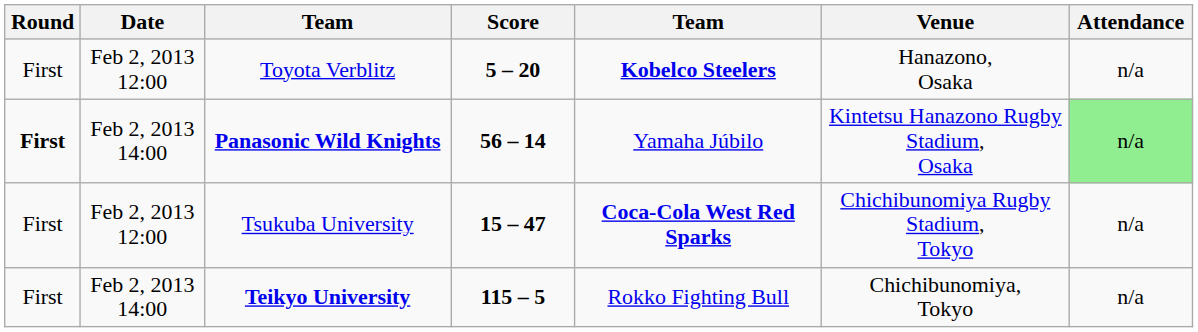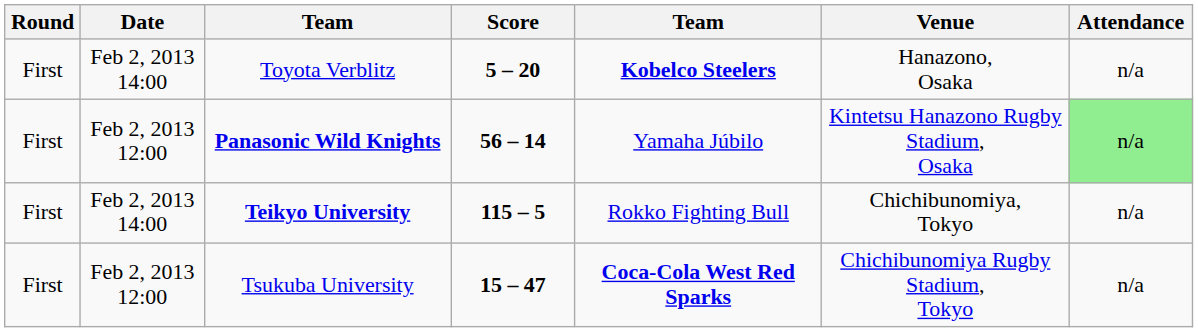(142, 68) Feb 2, 2013 12:00 -> (142, 68) Feb 2, 2013 14:00
(43, 140) bold -> (43, 140) normal
(142, 140) Feb 2, 2013 14:00 -> (142, 140) Feb 2, 2013 12:00
rows swapped: (328, 224) <-> (328, 296)
